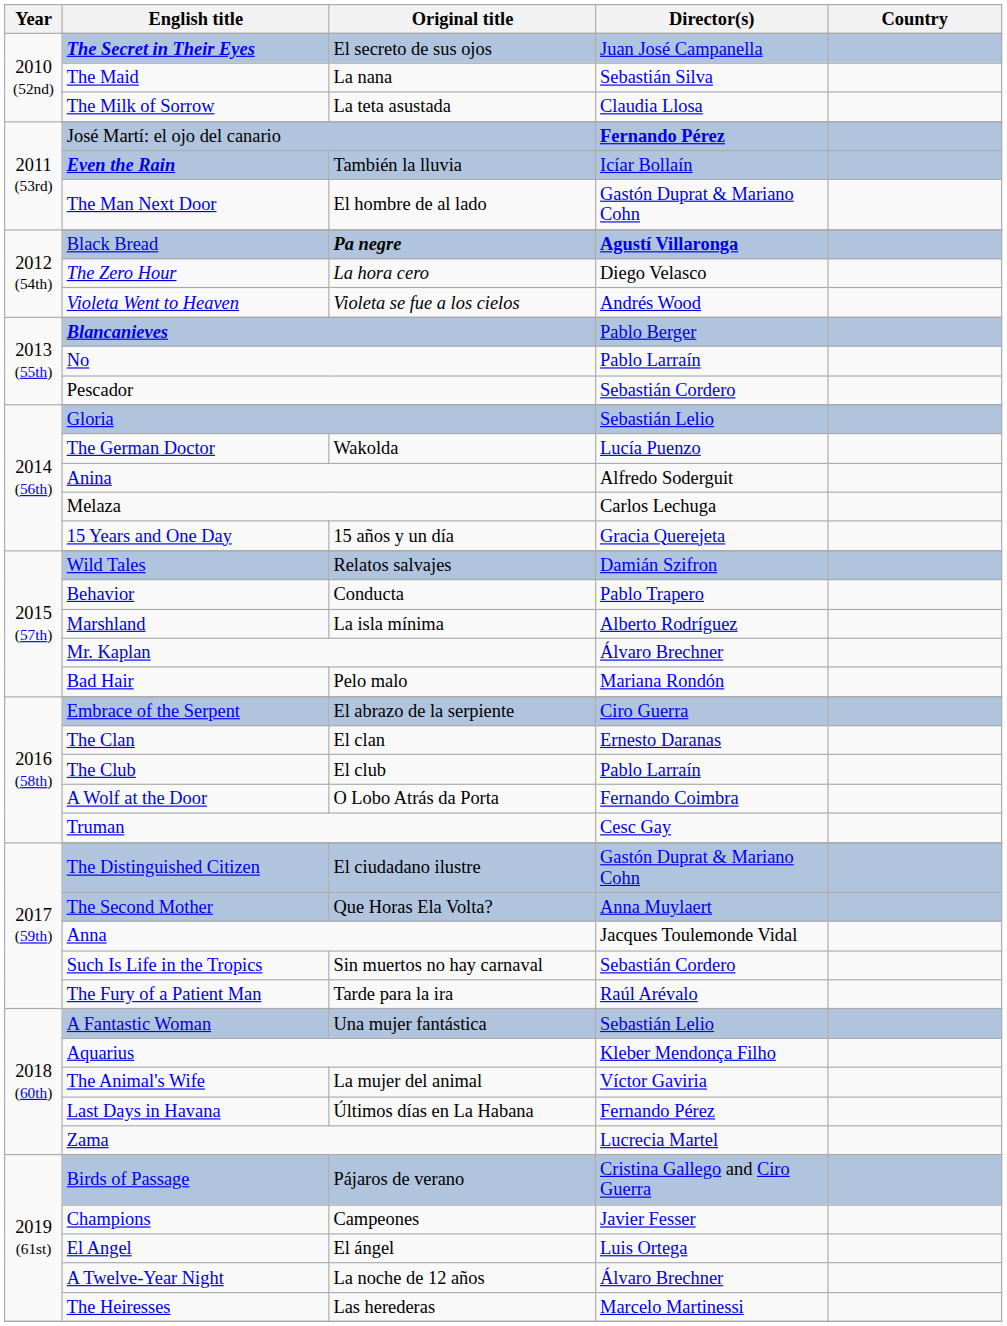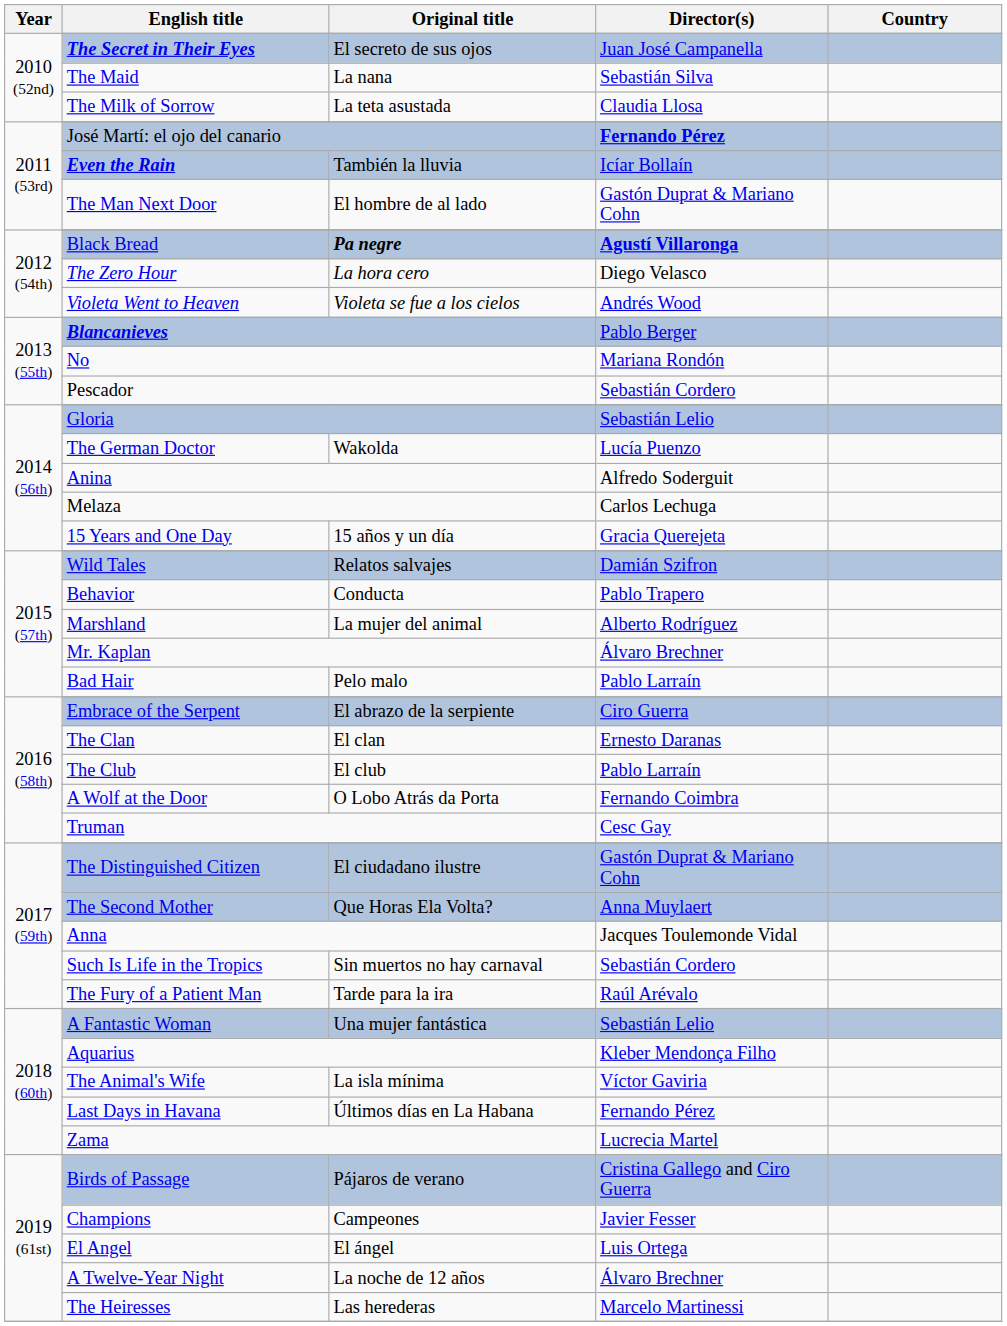(650, 360) Pablo Larraín -> (662, 360) Mariana Rondón
(389, 623) La isla mínima -> (408, 623) La mujer del animal
(662, 681) Mariana Rondón -> (650, 681) Pablo Larraín
(408, 1081) La mujer del animal -> (389, 1081) La isla mínima
